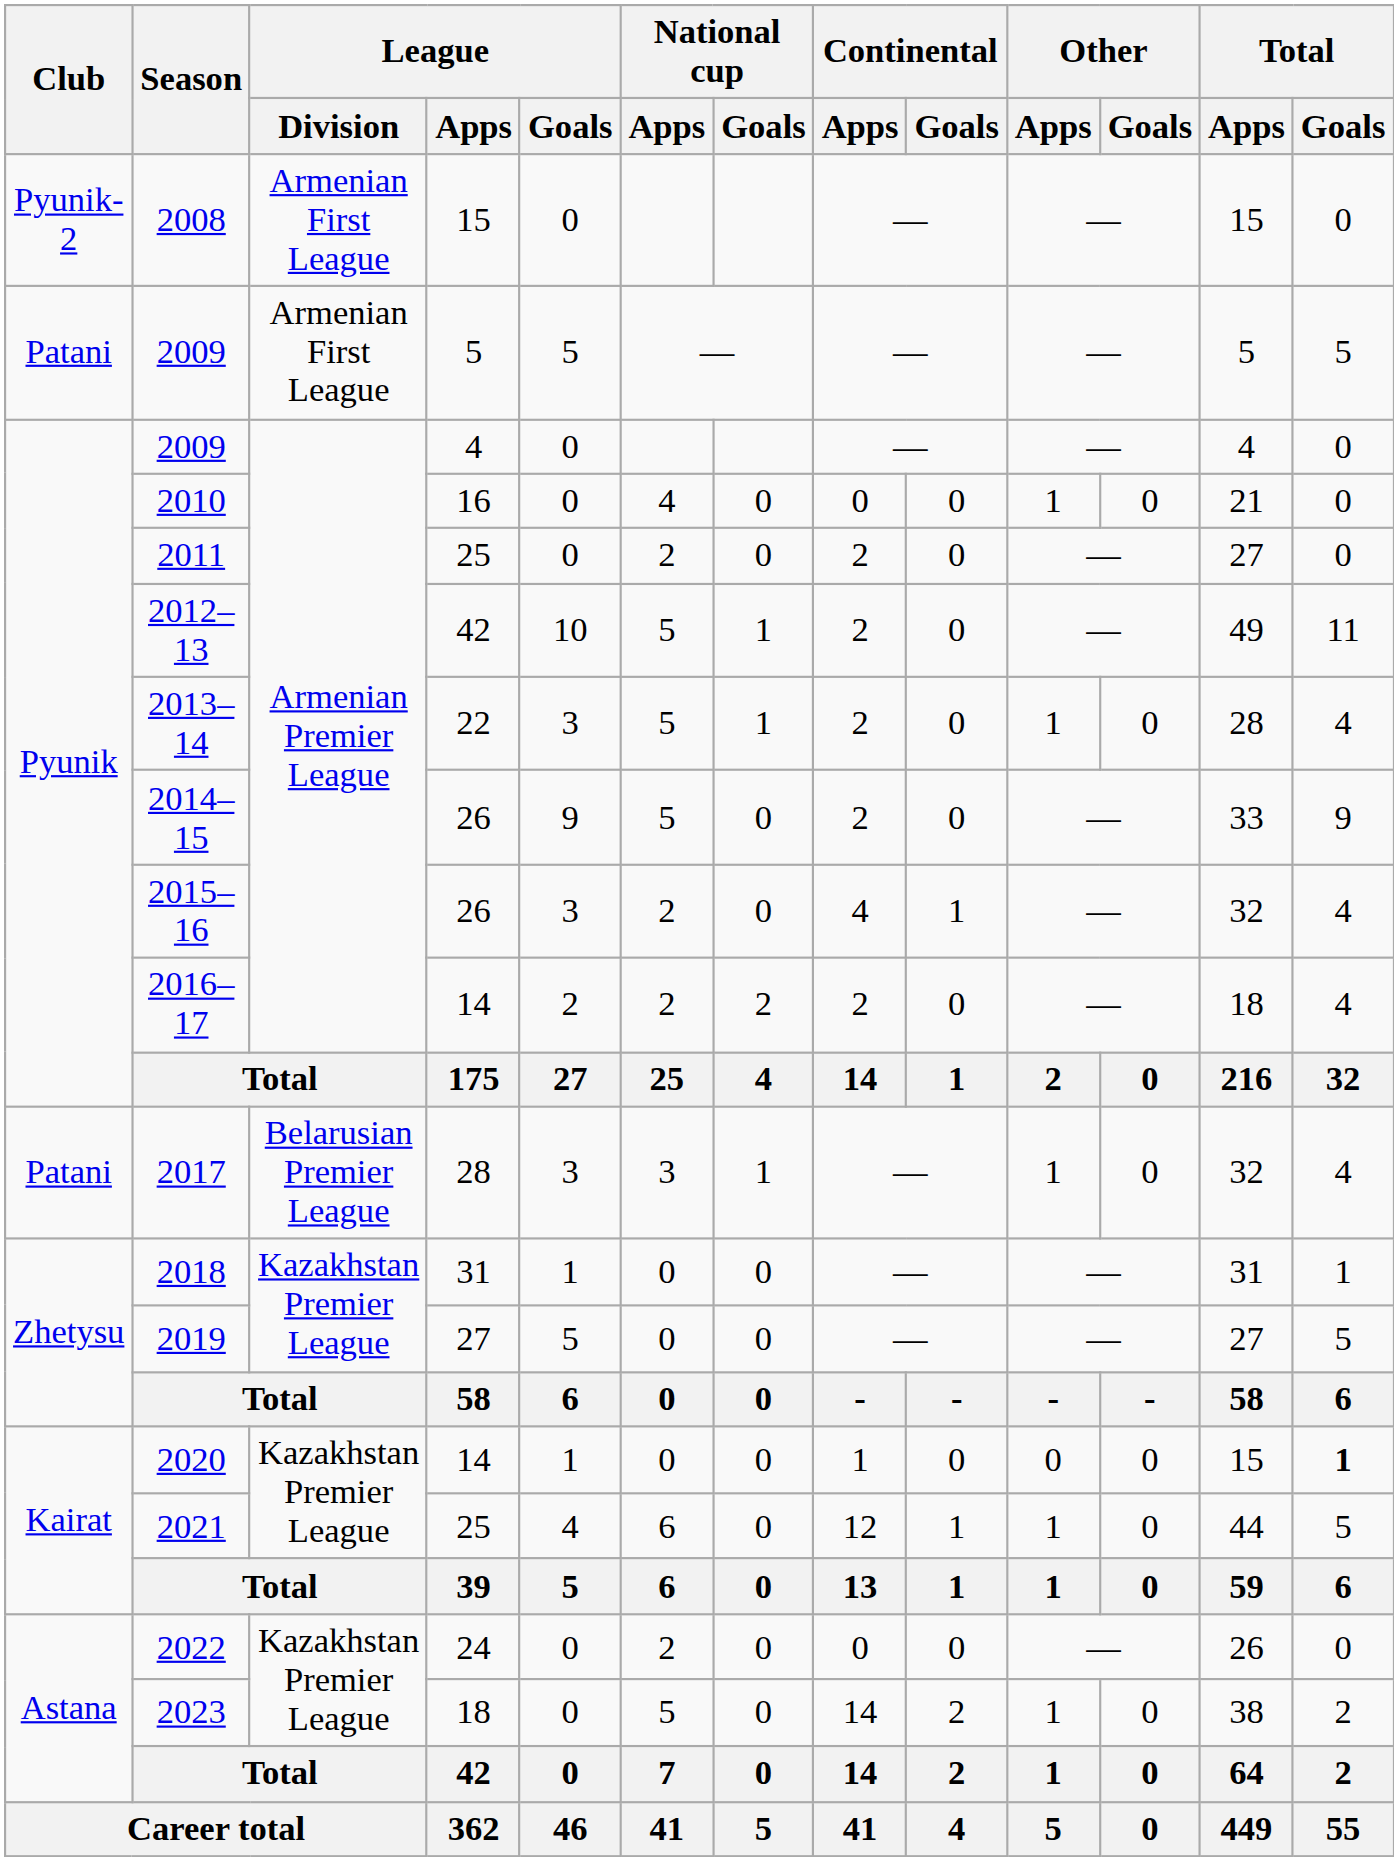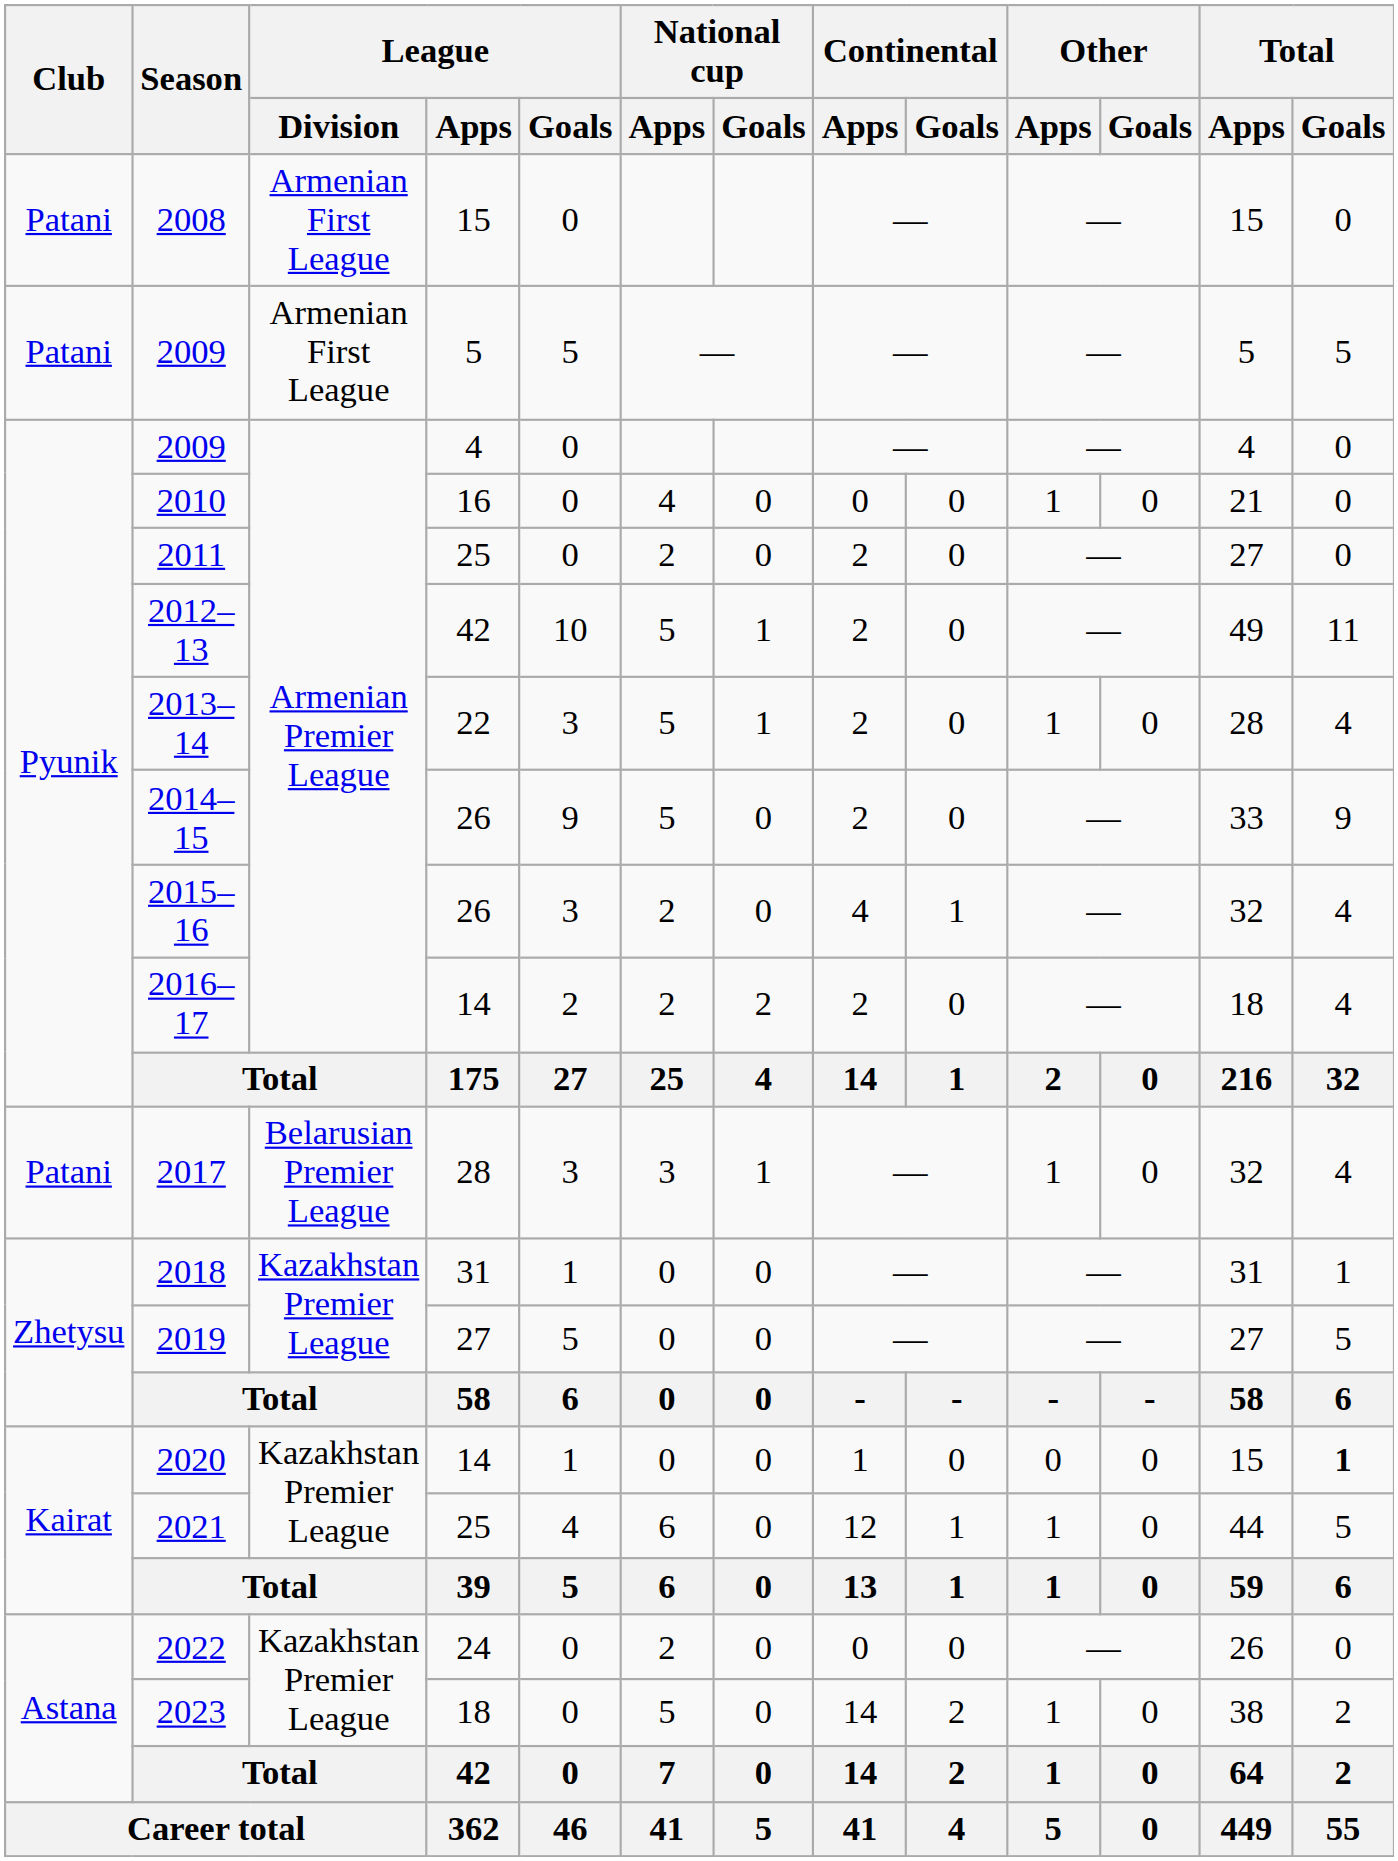(69, 219) Pyunik-2 -> (69, 219) Patani
